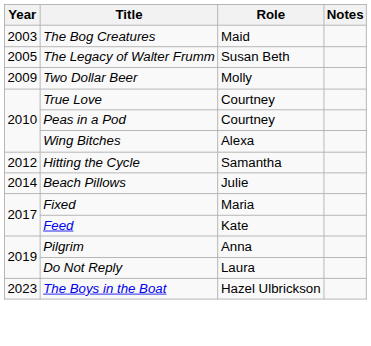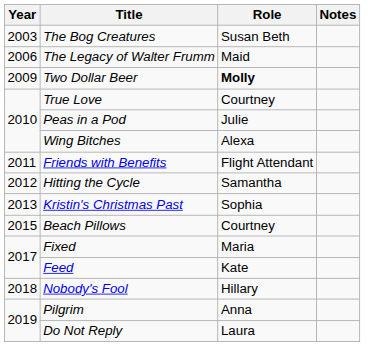(235, 36) Maid -> (255, 36) Susan Beth
(22, 57) 2005 -> (22, 57) 2006
(255, 57) Susan Beth -> (235, 57) Maid
(236, 78) normal -> (238, 78) bold
(248, 120) Courtney -> (235, 120) Julie
+ row: (105, 162)
+ row: (113, 204)
(22, 183) 2014 -> (22, 225) 2015
(235, 183) Julie -> (248, 225) Courtney
+ row: (85, 288)
- row: (105, 288)
